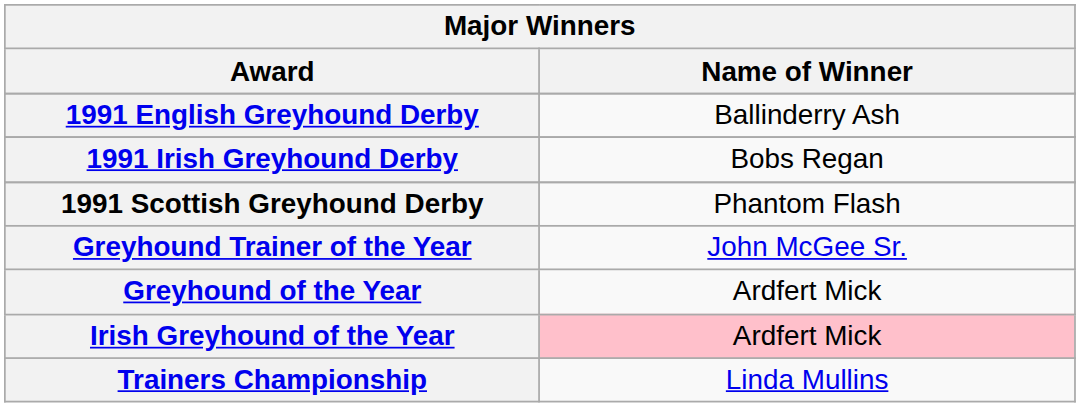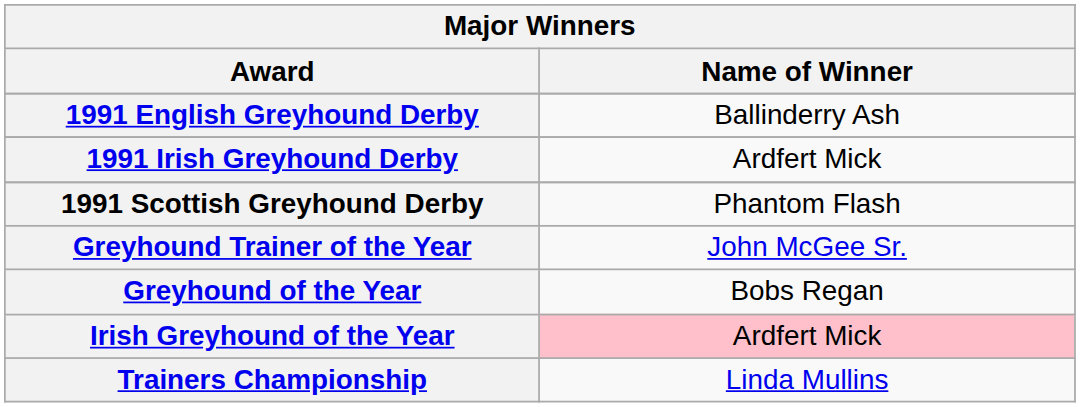(807, 159) Bobs Regan -> (807, 159) Ardfert Mick
(807, 291) Ardfert Mick -> (807, 291) Bobs Regan
